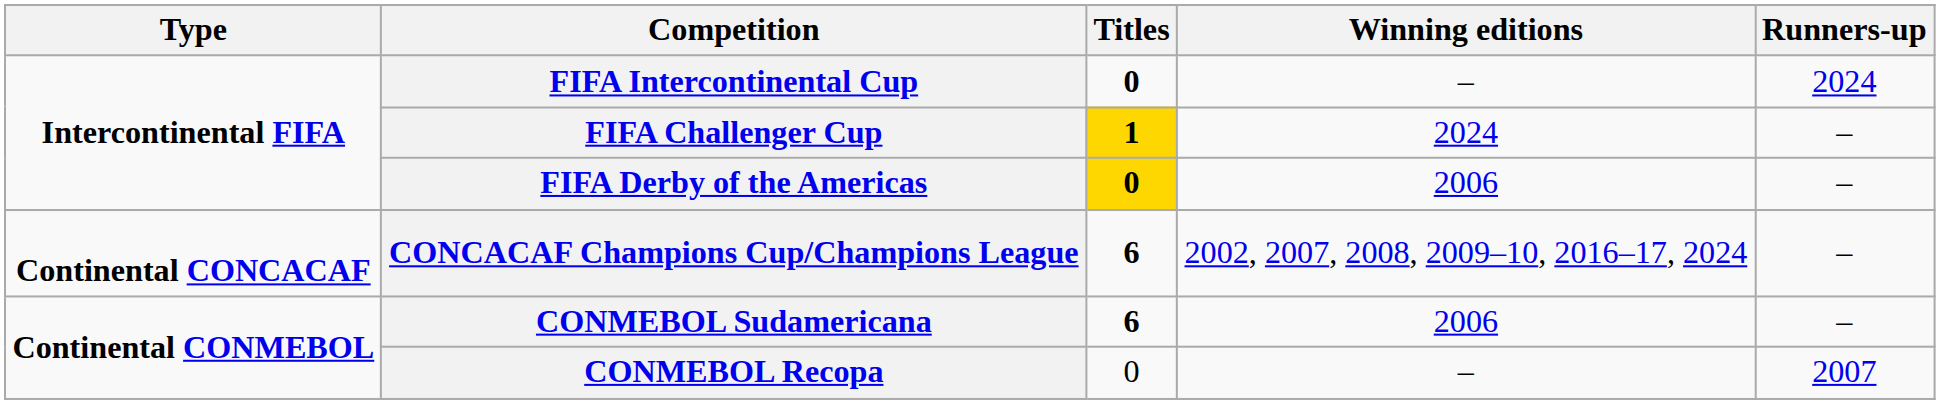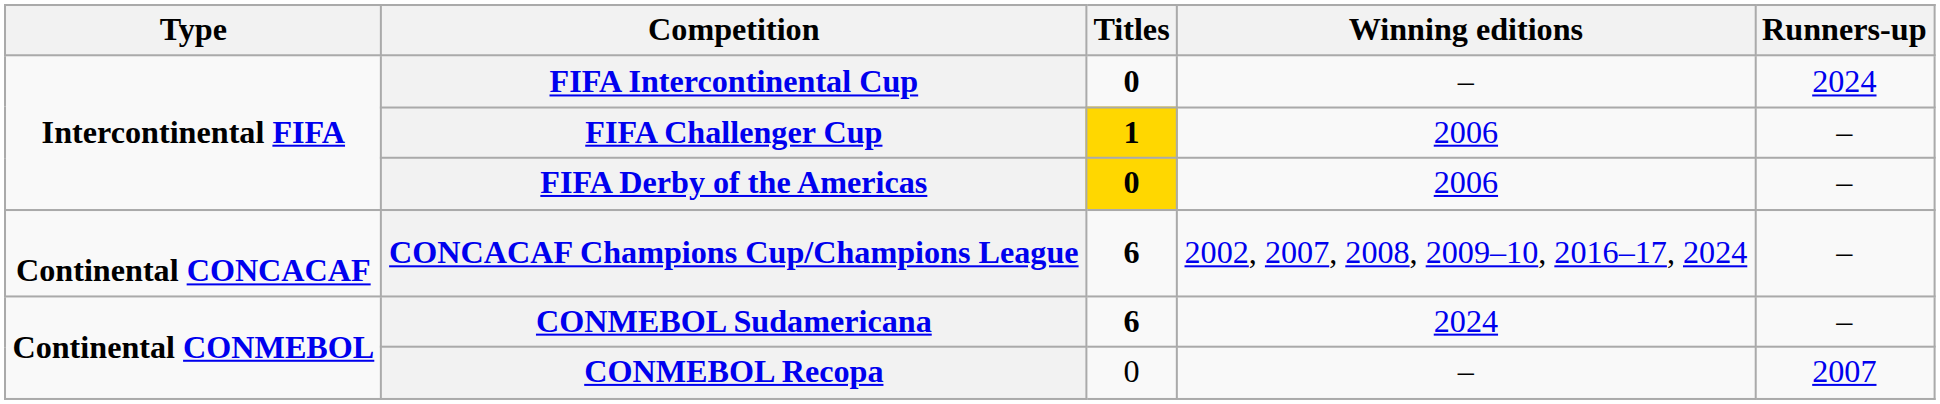(1466, 132) 2024 -> (1466, 132) 2006
(1466, 321) 2006 -> (1466, 321) 2024
